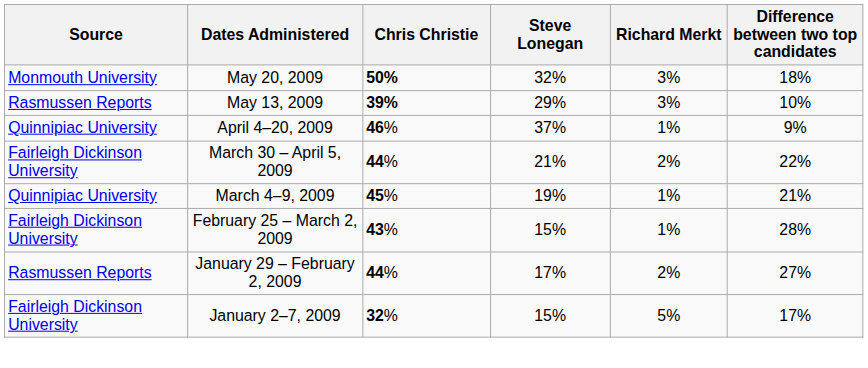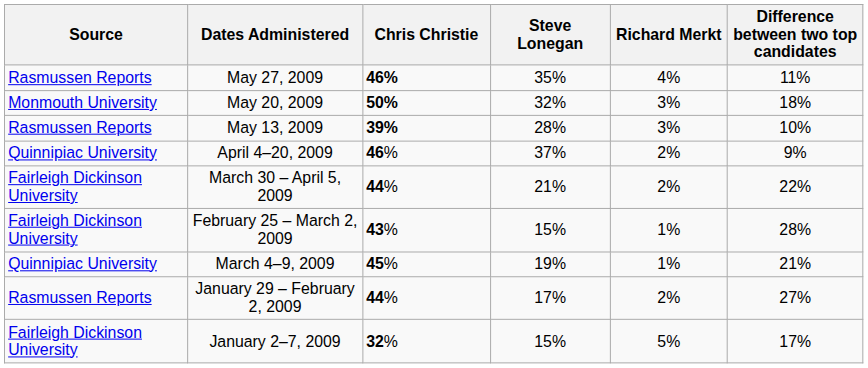+ row: (275, 77)
(550, 102) 29% -> (550, 128) 28%
(669, 128) 1% -> (669, 153) 2%
rows swapped: (275, 196) <-> (275, 230)
